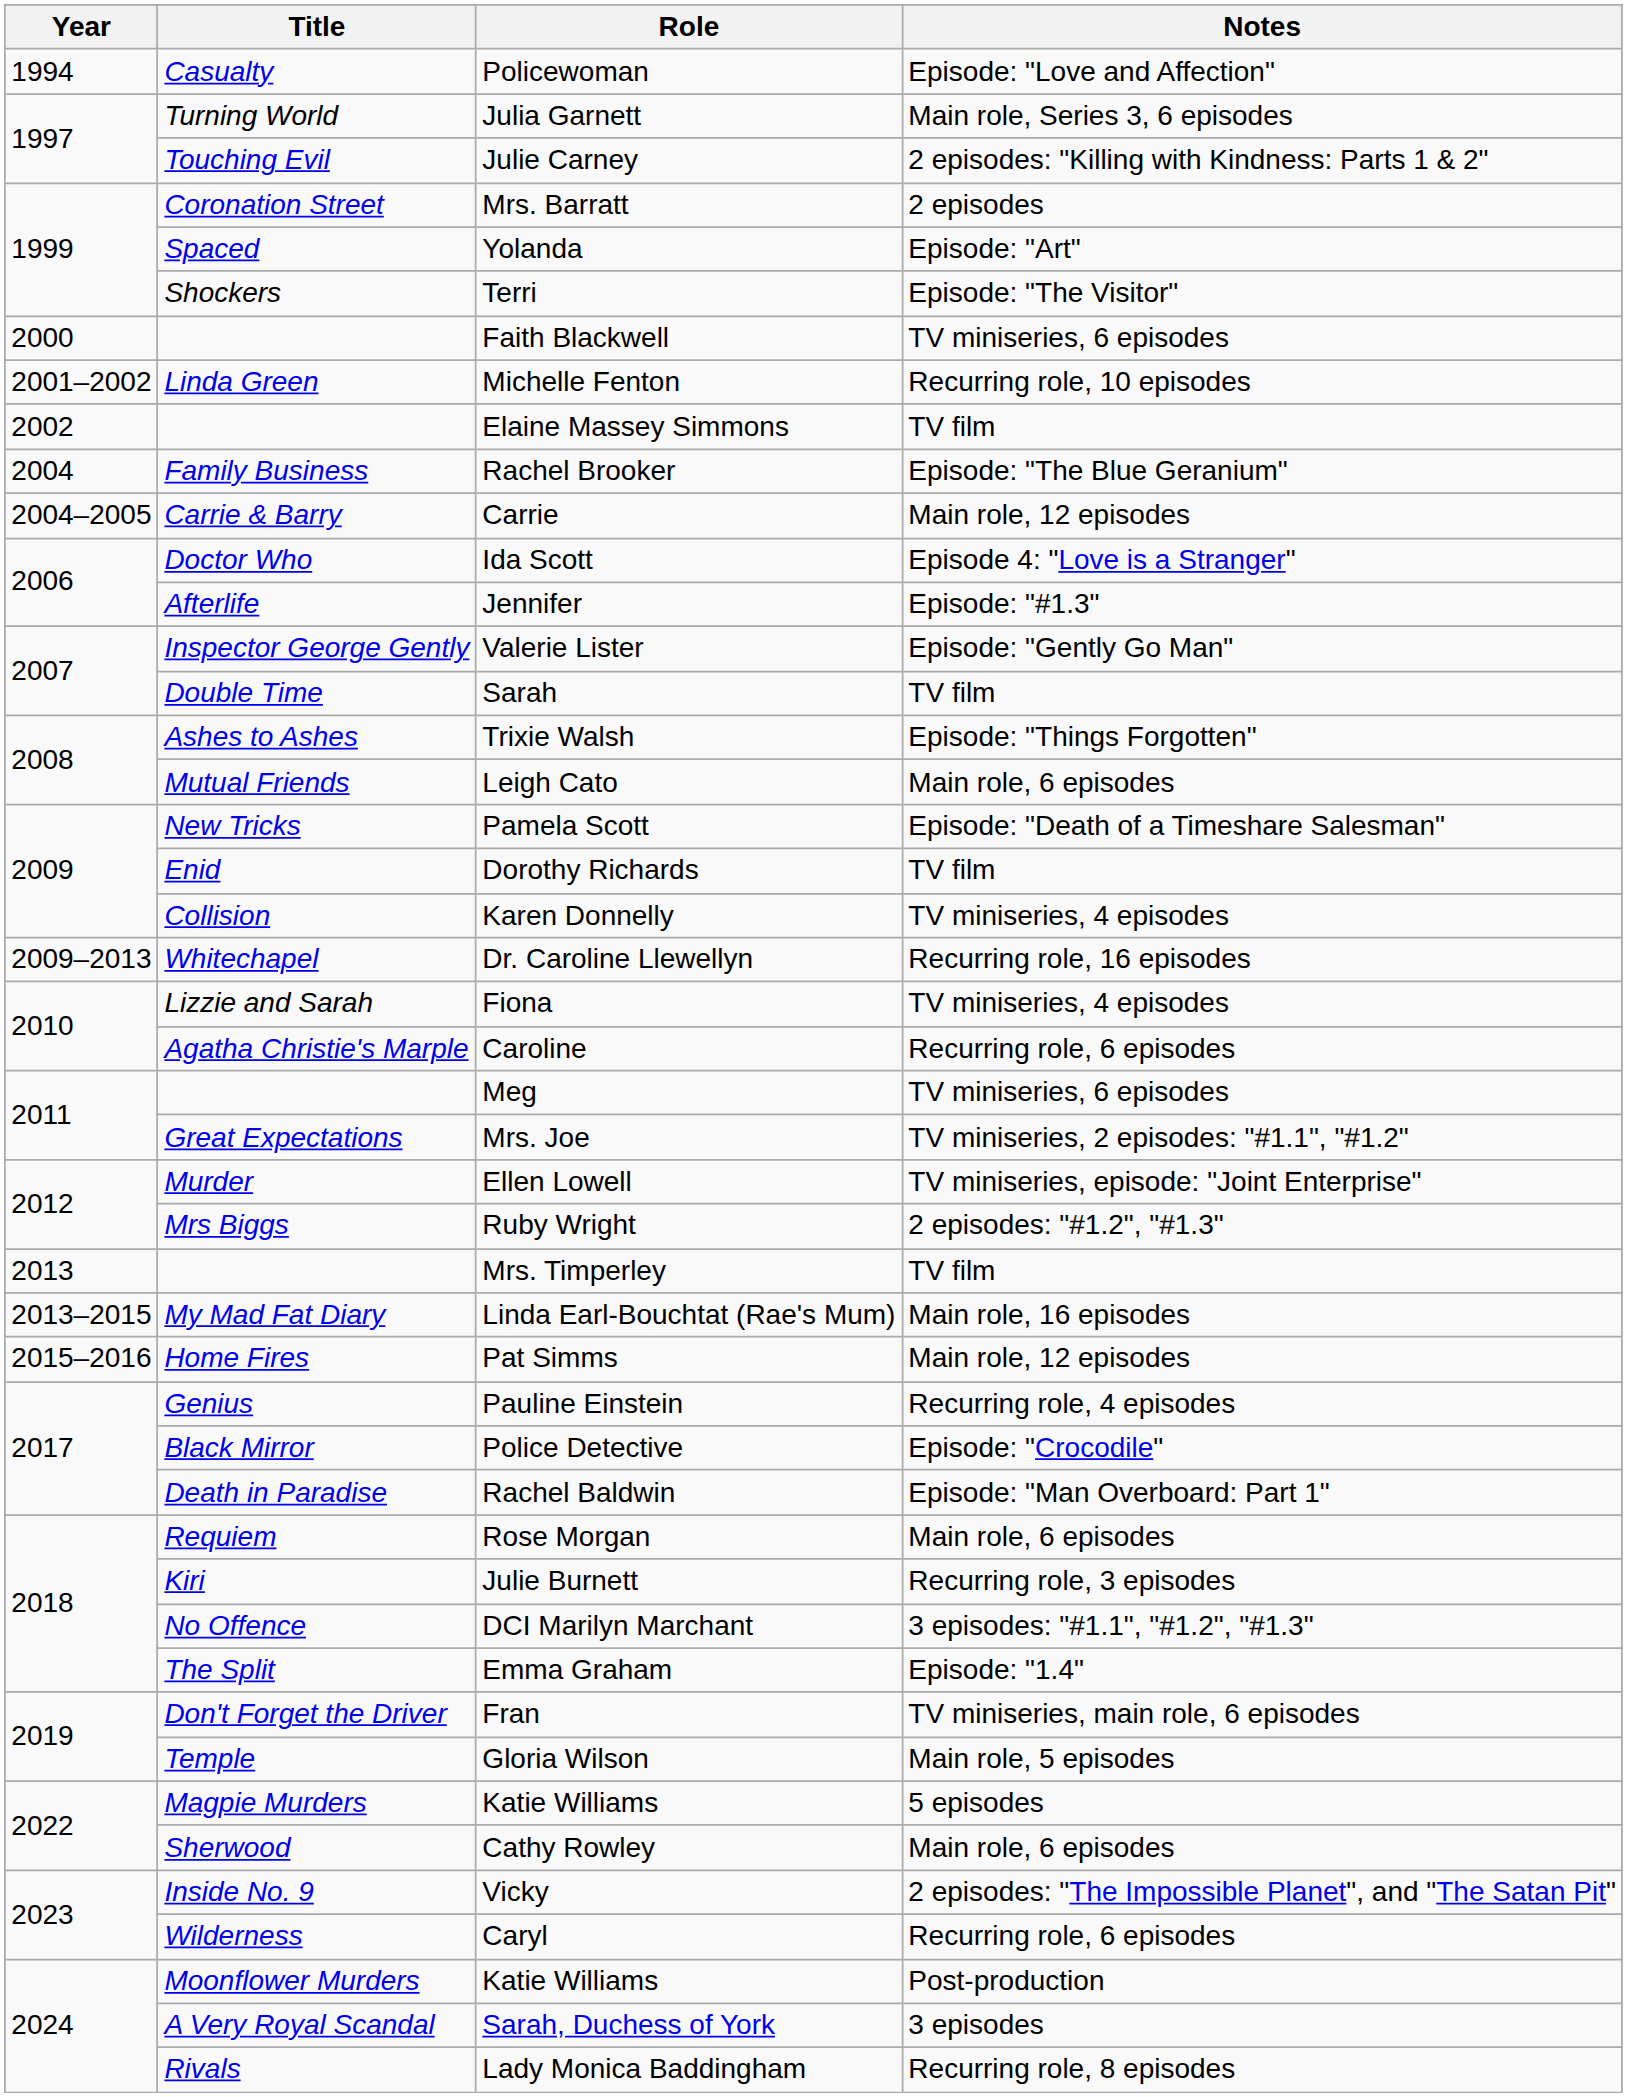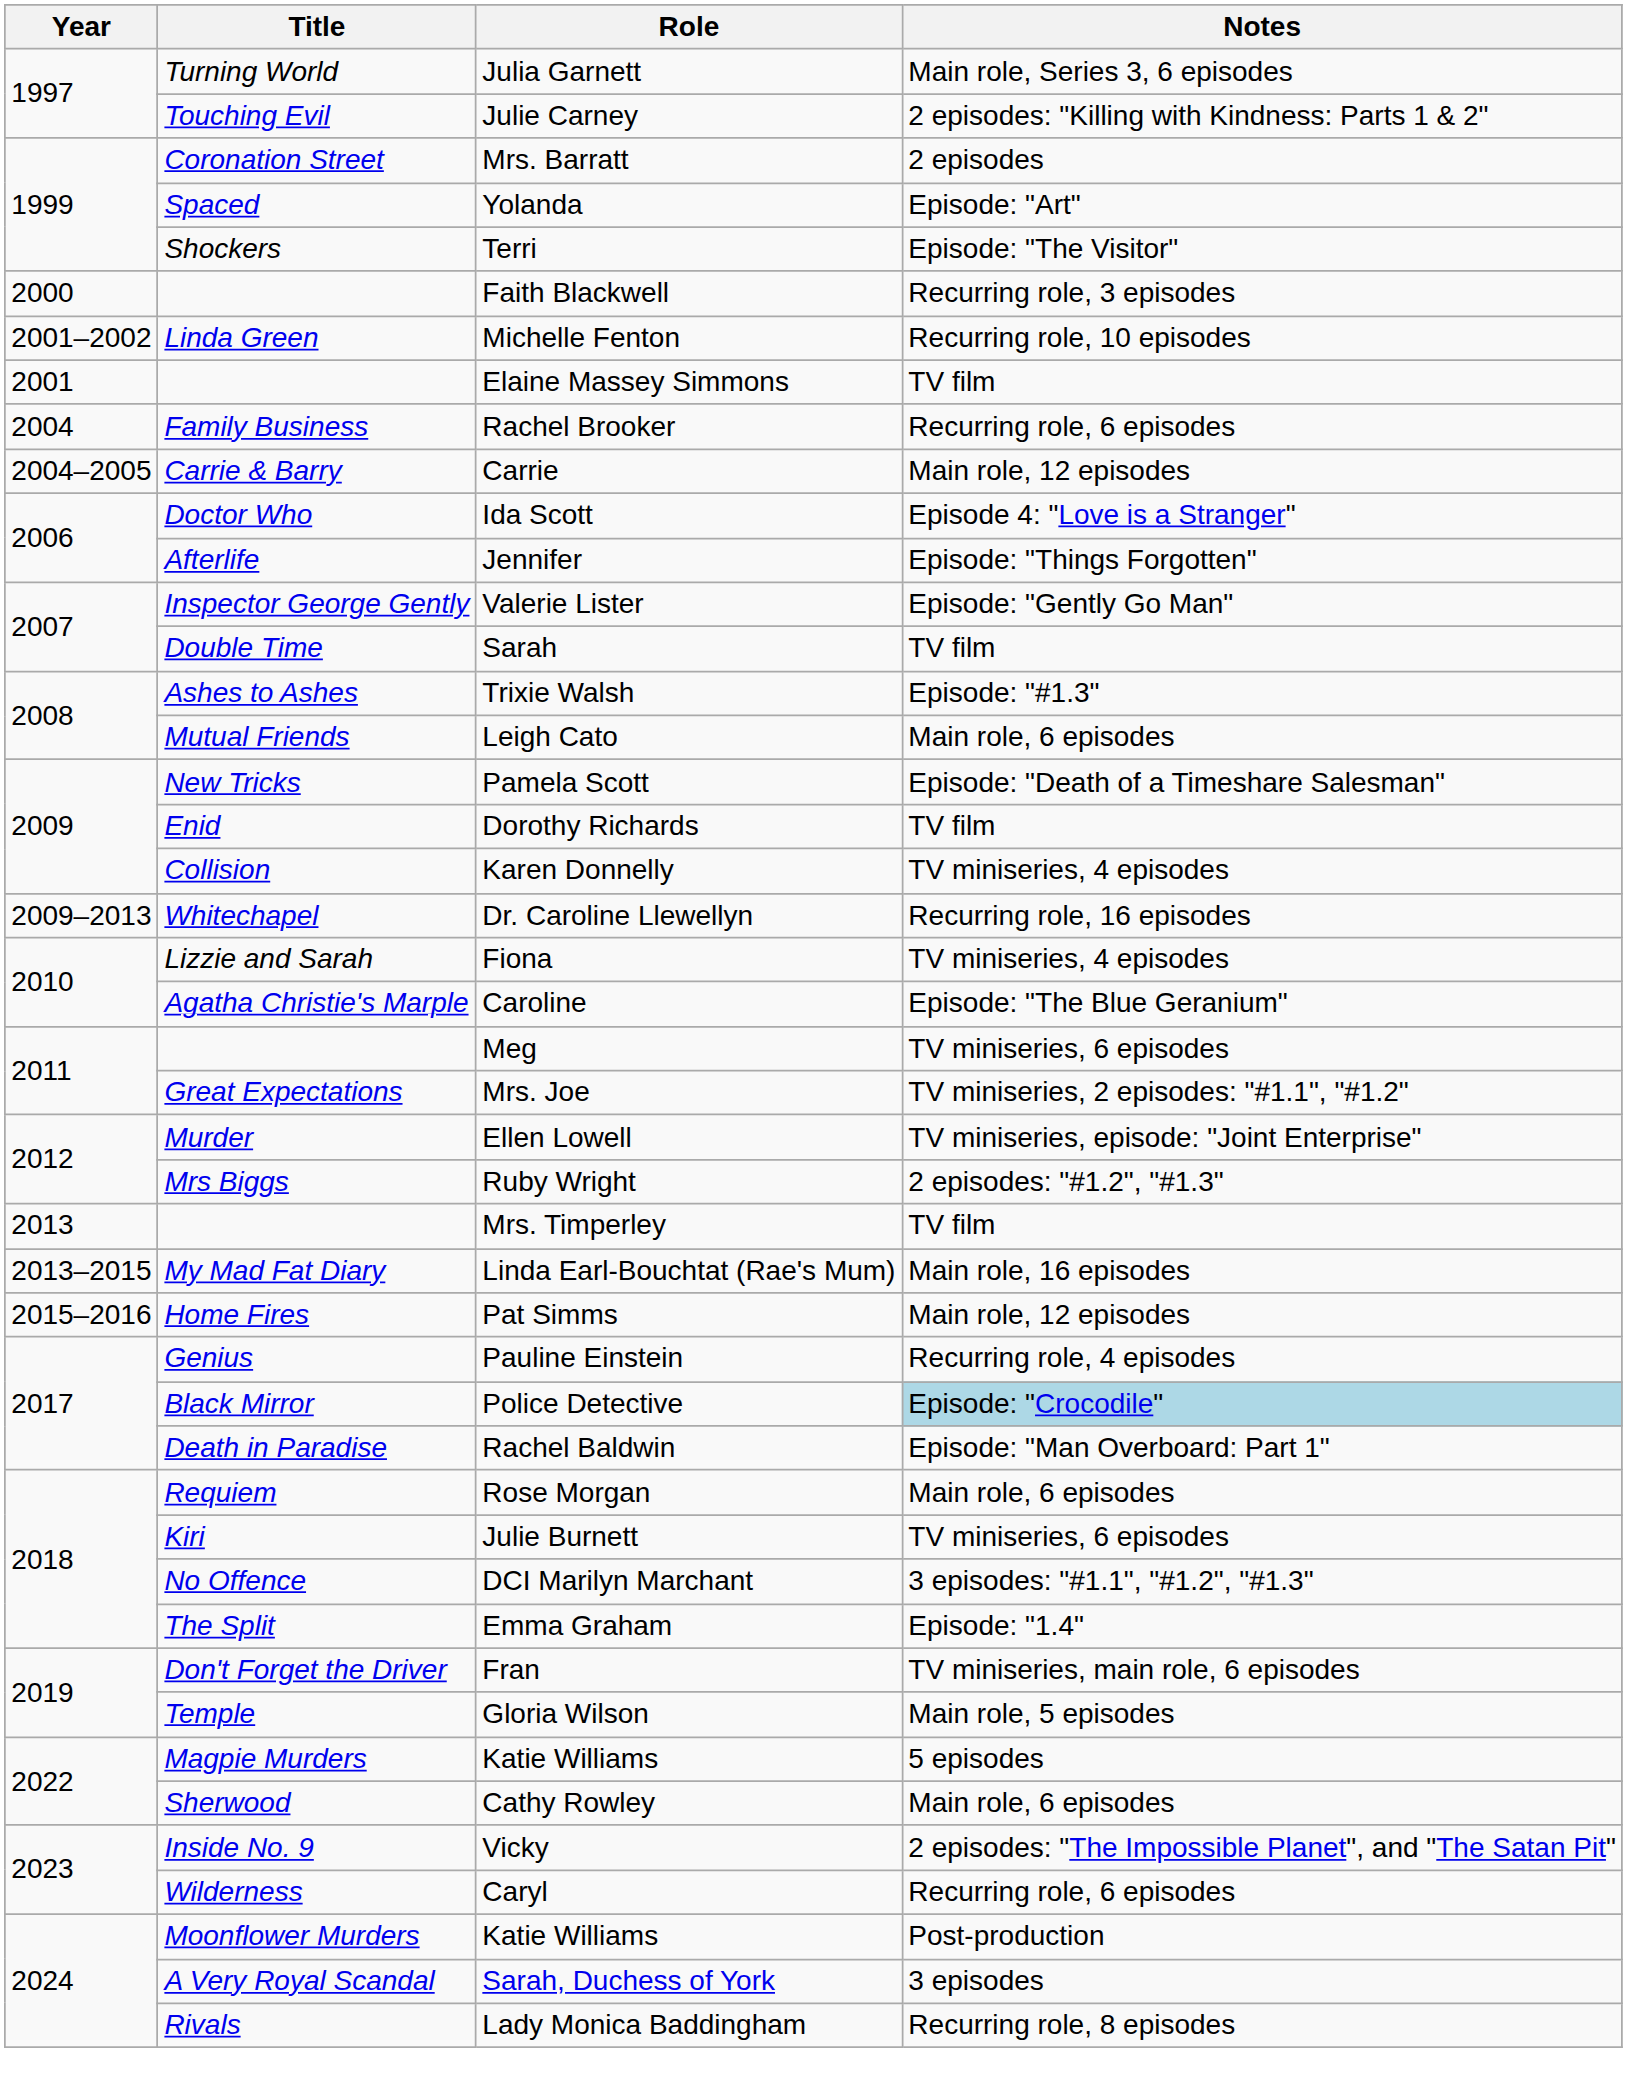- row: (219, 71)
(1069, 337) TV miniseries, 6 episodes -> (1072, 293) Recurring role, 3 episodes
(42, 426) 2002 -> (42, 381) 2001
(1098, 470) Episode: "The Blue Geranium" -> (1072, 426) Recurring role, 6 episodes
(1004, 603) Episode: "#1.3" -> (1082, 559) Episode: "Things Forgotten"
(1082, 737) Episode: "Things Forgotten" -> (1004, 692) Episode: "#1.3"
(1072, 1048) Recurring role, 6 episodes -> (1098, 1003) Episode: "The Blue Geranium"
(1036, 1447) no background -> (1036, 1403) lightblue background
(1072, 1580) Recurring role, 3 episodes -> (1069, 1536) TV miniseries, 6 episodes
